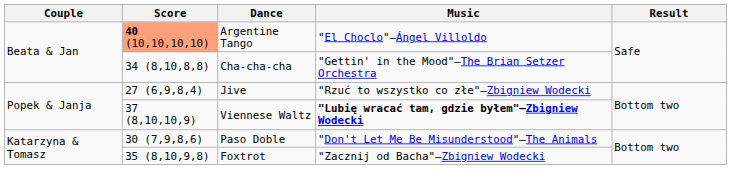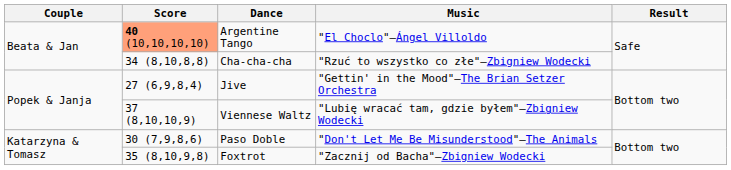(441, 67) "Gettin' in the Mood"—The Brian Setzer Orchestra -> (454, 61) "Rzuć to wszystko co złe"—Zbigniew Wodecki
(454, 91) "Rzuć to wszystko co złe"—Zbigniew Wodecki -> (441, 85) "Gettin' in the Mood"—The Brian Setzer Orchestra
(448, 115) bold -> (448, 115) normal
